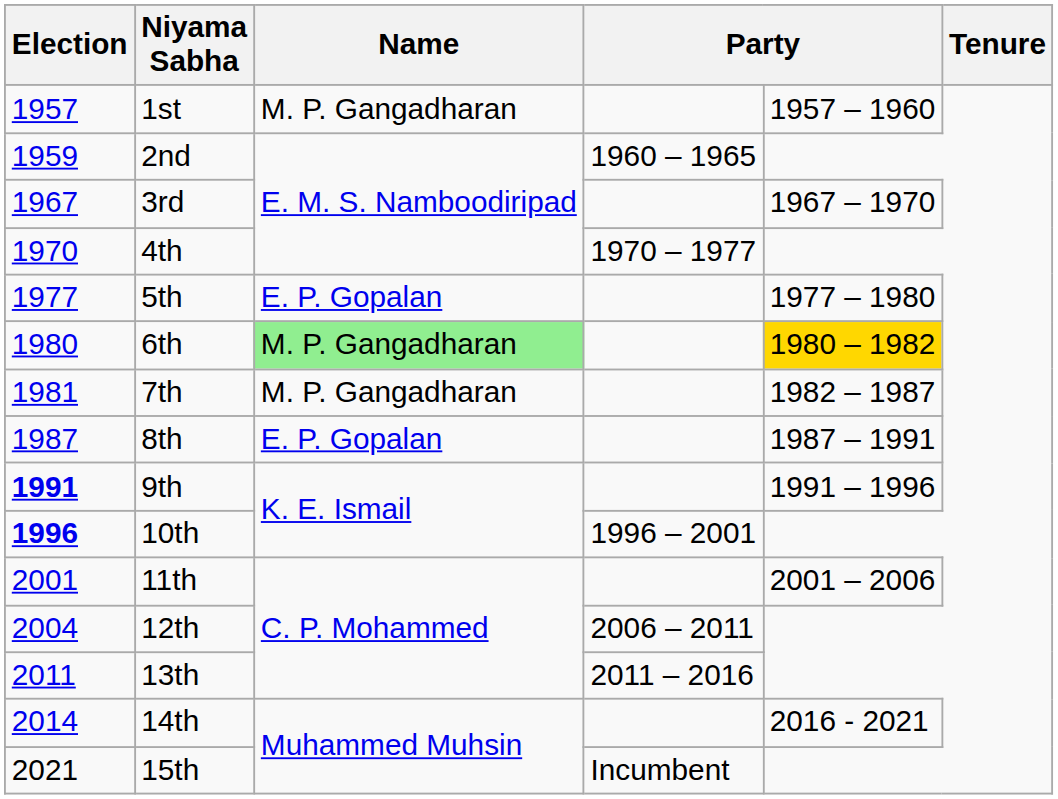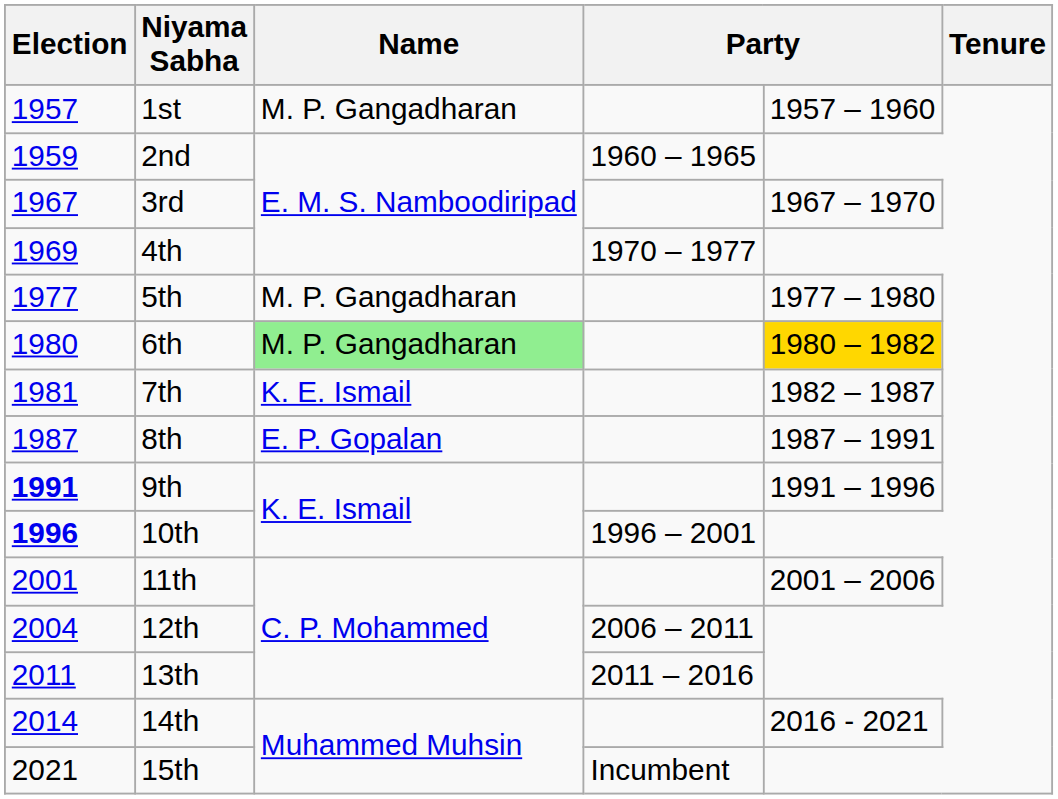(45, 250) 1970 -> (45, 250) 1969
(352, 297) E. P. Gopalan -> (389, 297) M. P. Gangadharan
(389, 391) M. P. Gangadharan -> (336, 391) K. E. Ismail
